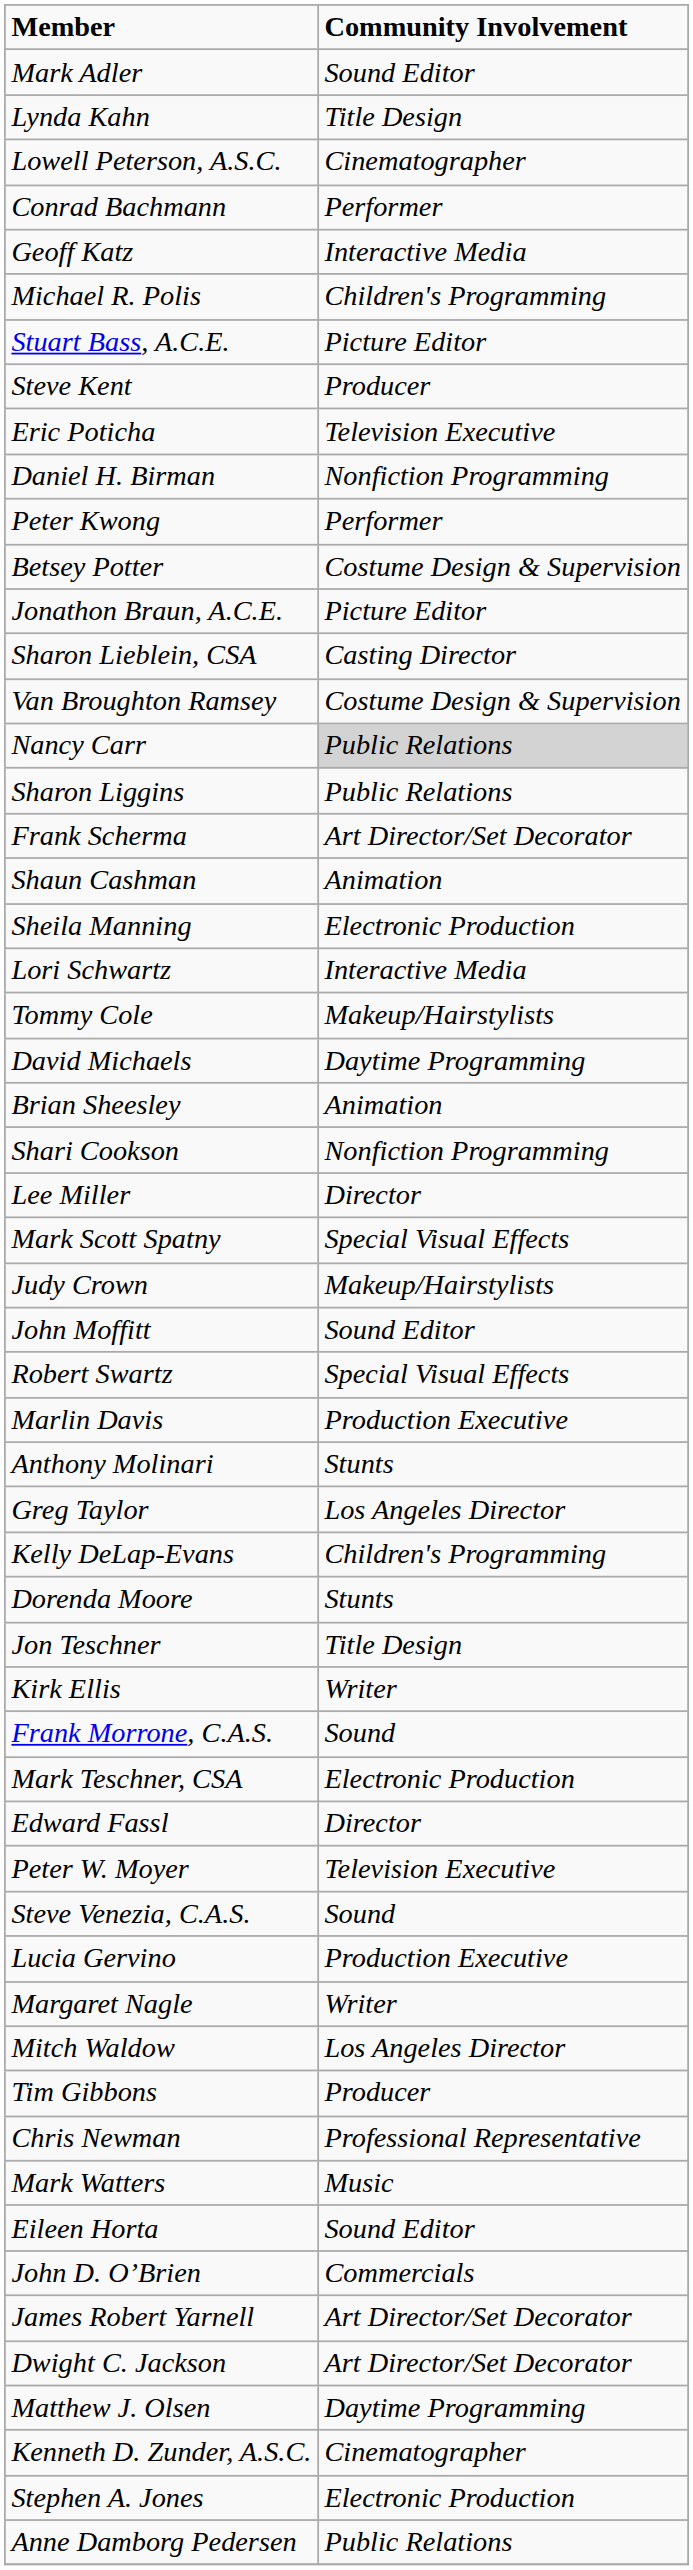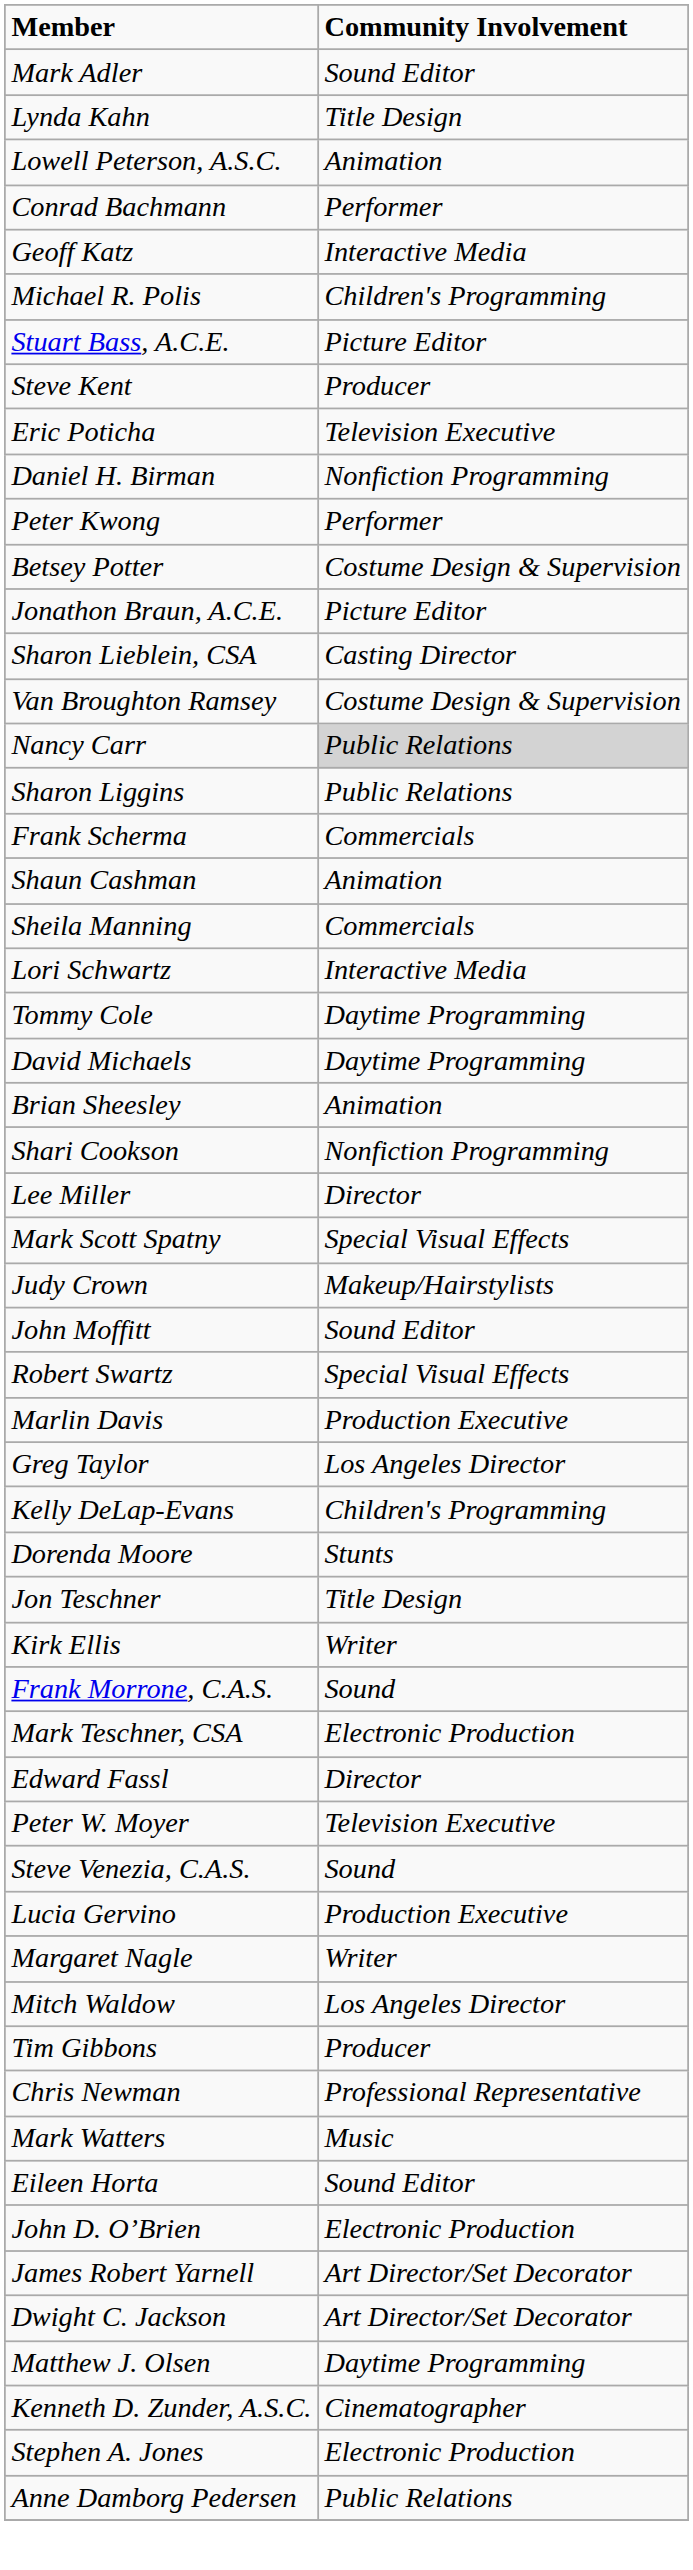(425, 161) Cinematographer -> (383, 161) Animation
(478, 835) Art Director/Set Decorator -> (399, 835) Commercials
(450, 925) Electronic Production -> (399, 925) Commercials
(439, 1015) Makeup/Hairstylists -> (455, 1015) Daytime Programming
- row: (112, 1464)
(399, 2272) Commercials -> (450, 2227) Electronic Production
